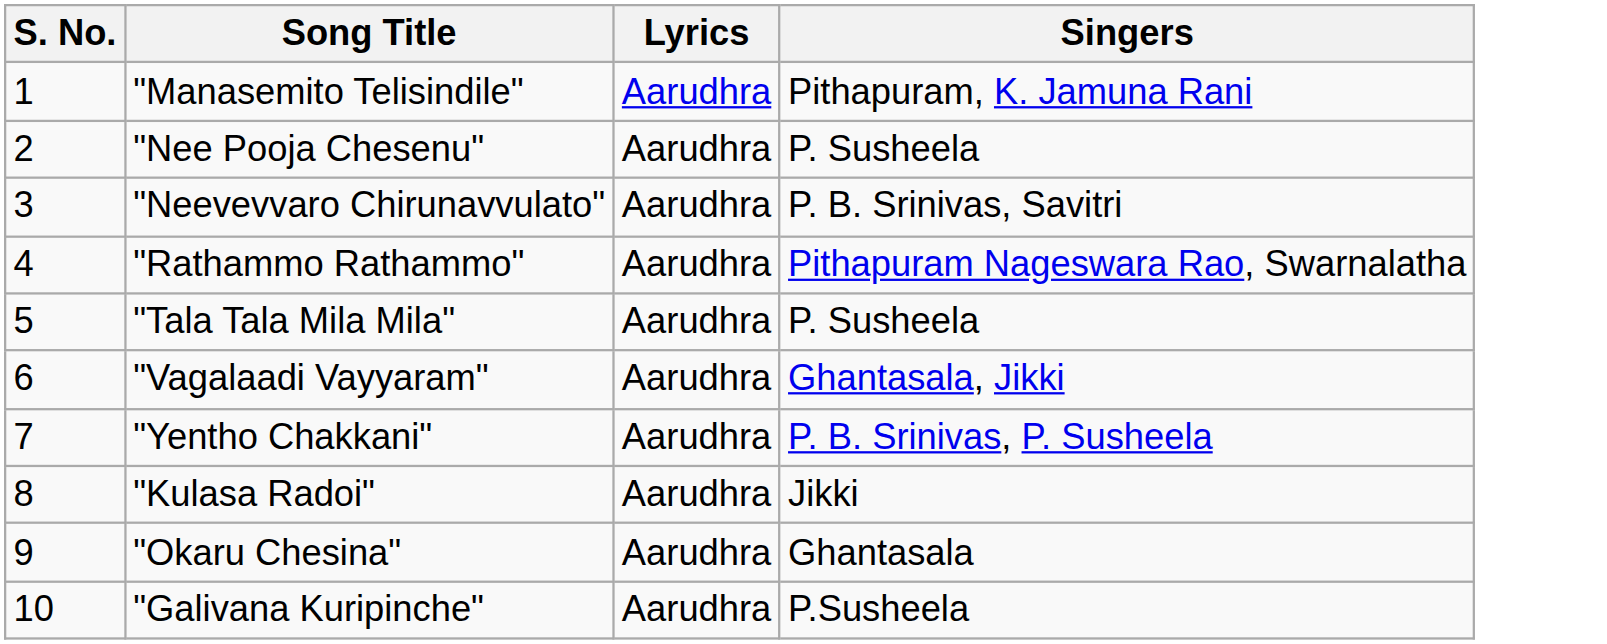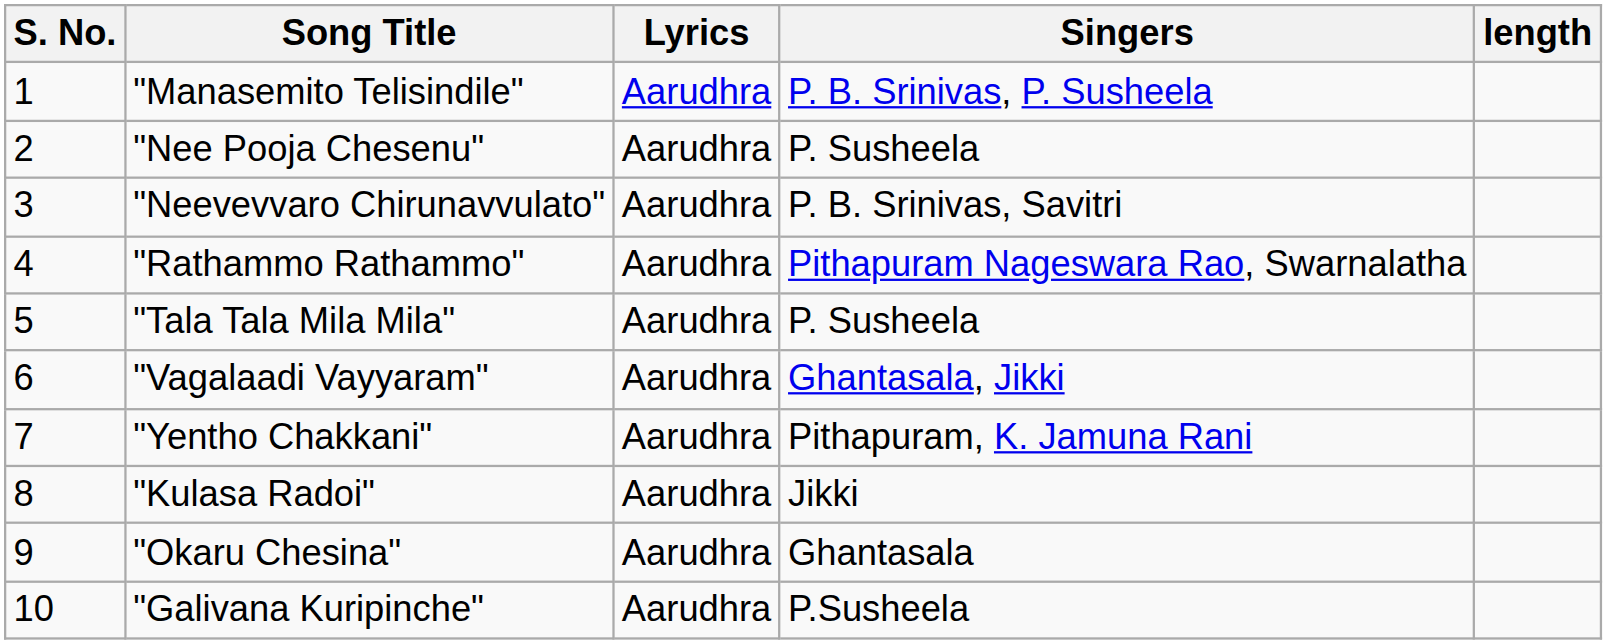+ column: (1538, 33)
(1020, 90) Pithapuram, K. Jamuna Rani -> (1000, 90) P. B. Srinivas, P. Susheela
(1000, 436) P. B. Srinivas, P. Susheela -> (1020, 436) Pithapuram, K. Jamuna Rani
